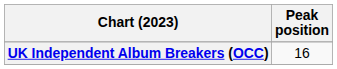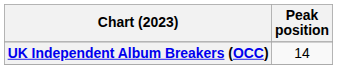(302, 53) 16 -> (302, 53) 14
